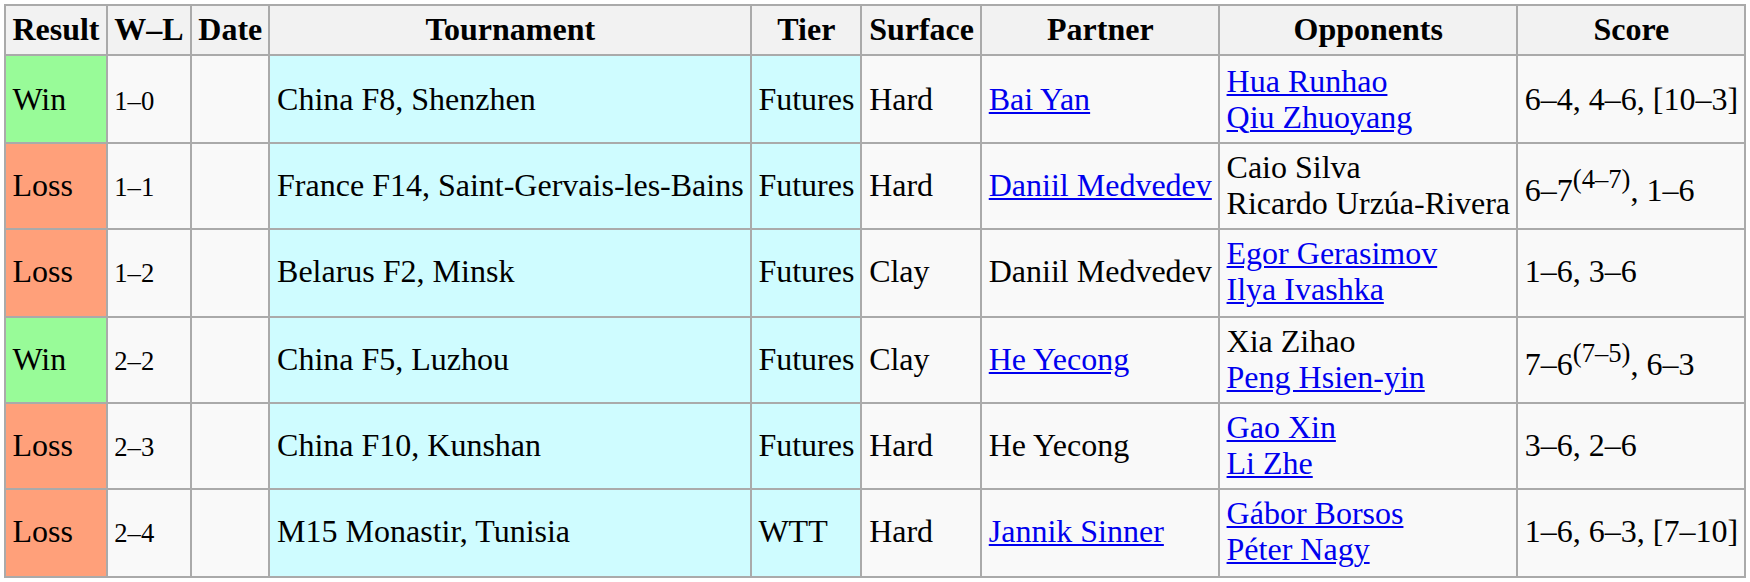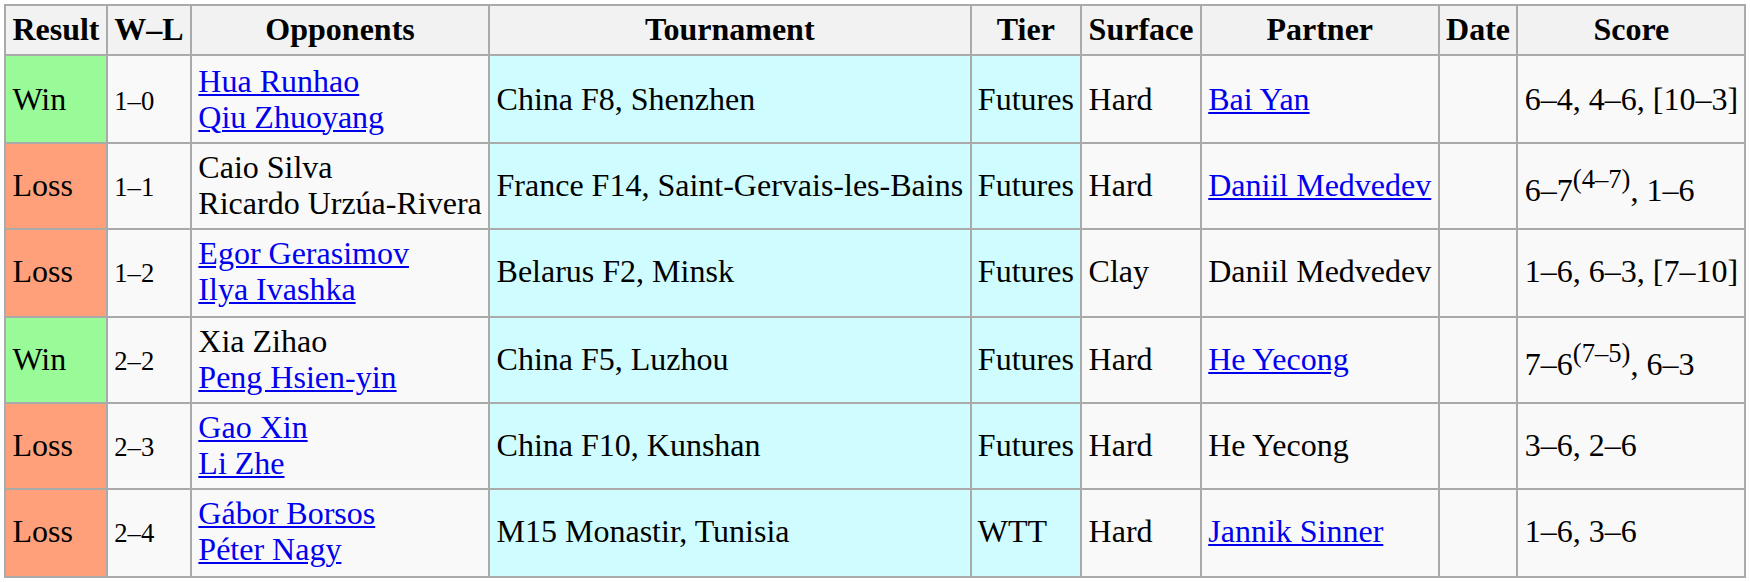columns swapped: (230, 29) <-> (1368, 29)
(1581, 272) 1–6, 3–6 -> (1631, 272) 1–6, 6–3, [7–10]
(899, 358) Clay -> (1121, 358) Hard
(1631, 532) 1–6, 6–3, [7–10] -> (1581, 532) 1–6, 3–6
